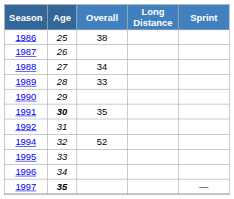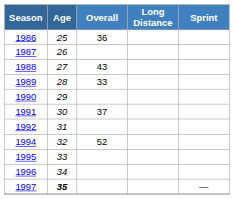(102, 37) 38 -> (102, 37) 36
(102, 67) 34 -> (102, 67) 43
(62, 112) bold -> (62, 112) normal
(102, 112) 35 -> (102, 112) 37
